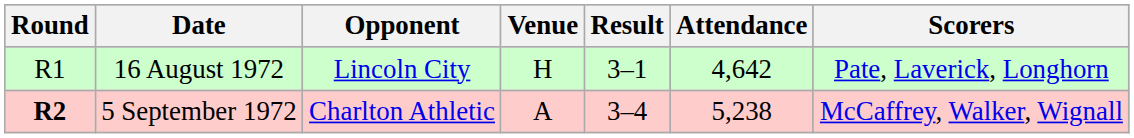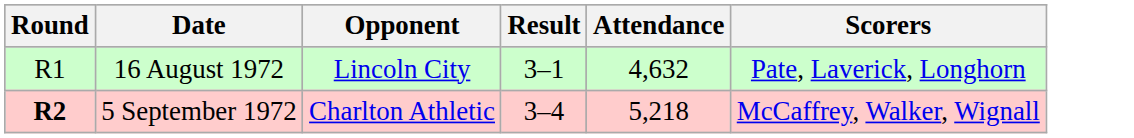- column: (543, 25)
(742, 68) 4,642 -> (659, 68) 4,632
(742, 111) 5,238 -> (659, 111) 5,218
